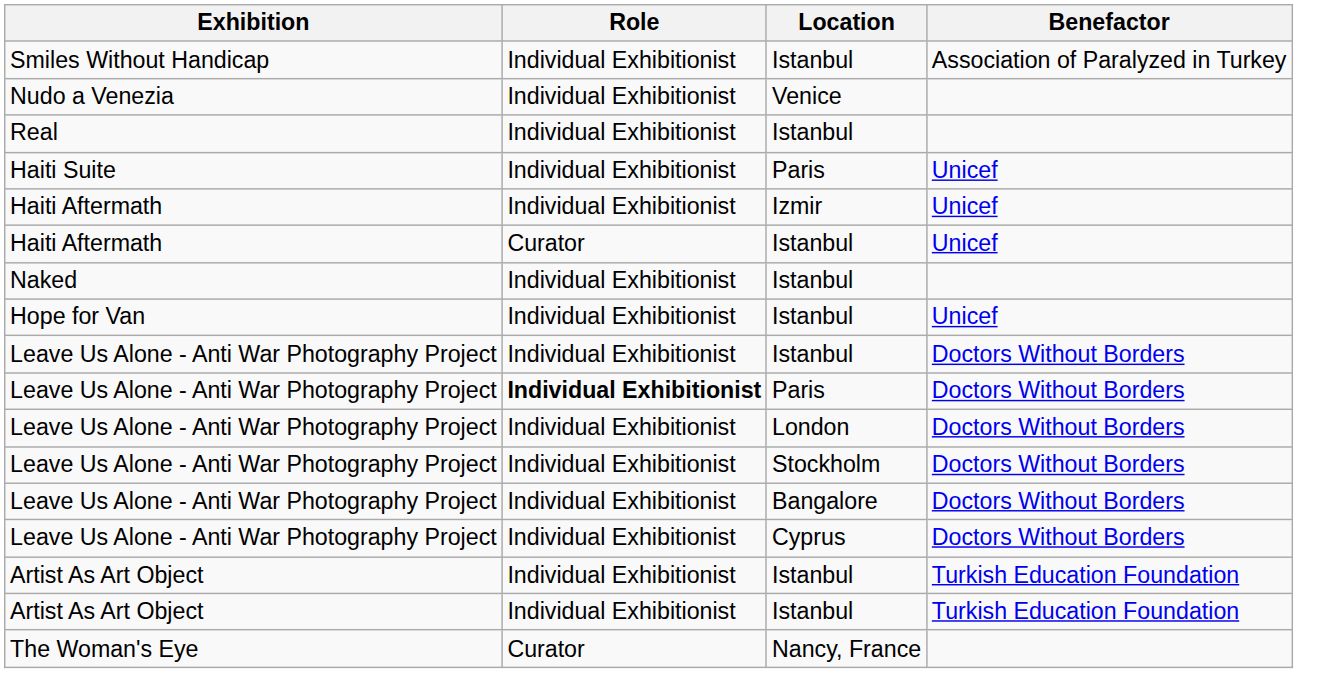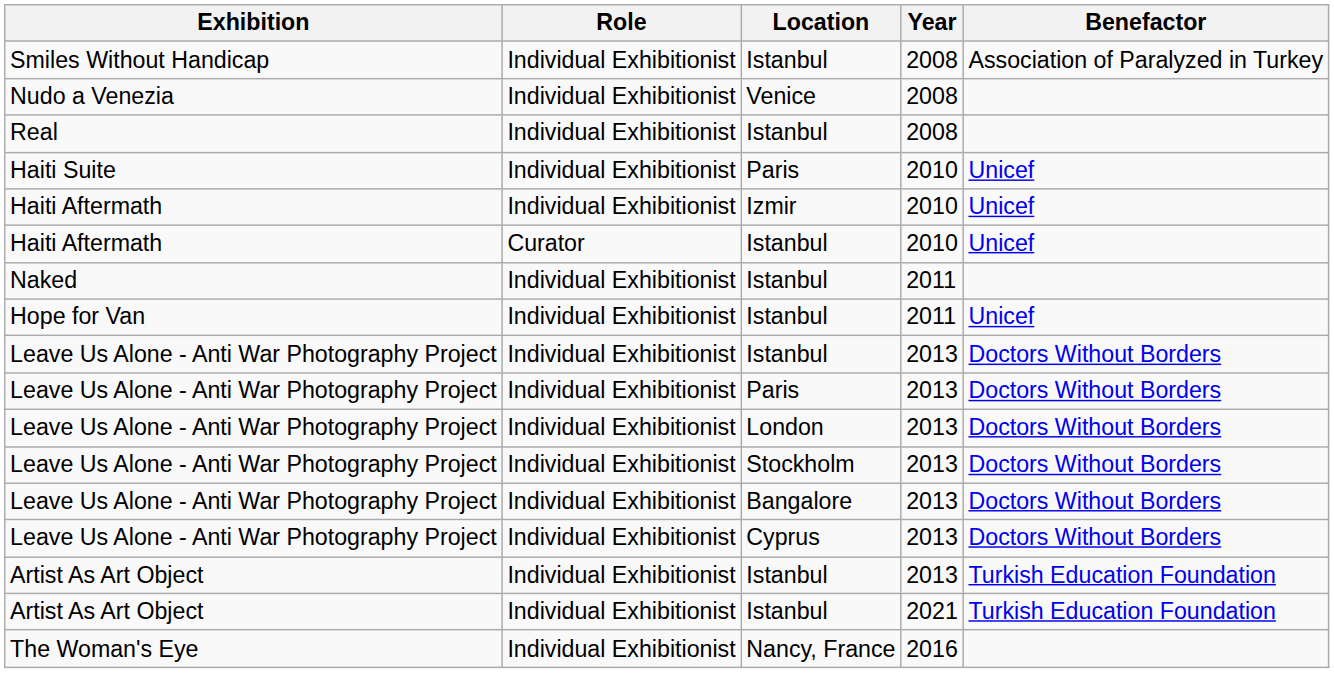+ column: (932, 22)
(634, 390) bold -> (622, 390) normal
(546, 648) Curator -> (622, 648) Individual Exhibitionist
